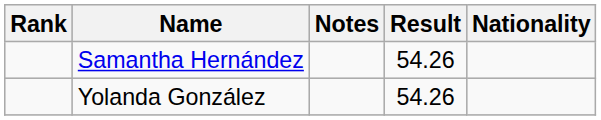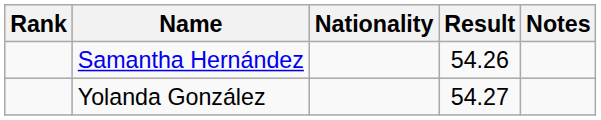columns swapped: (531, 23) <-> (347, 23)
(426, 97) 54.26 -> (480, 97) 54.27
